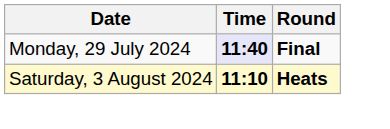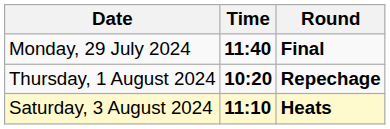(245, 49) lavender background -> (248, 49) no background
+ row: (112, 78)
